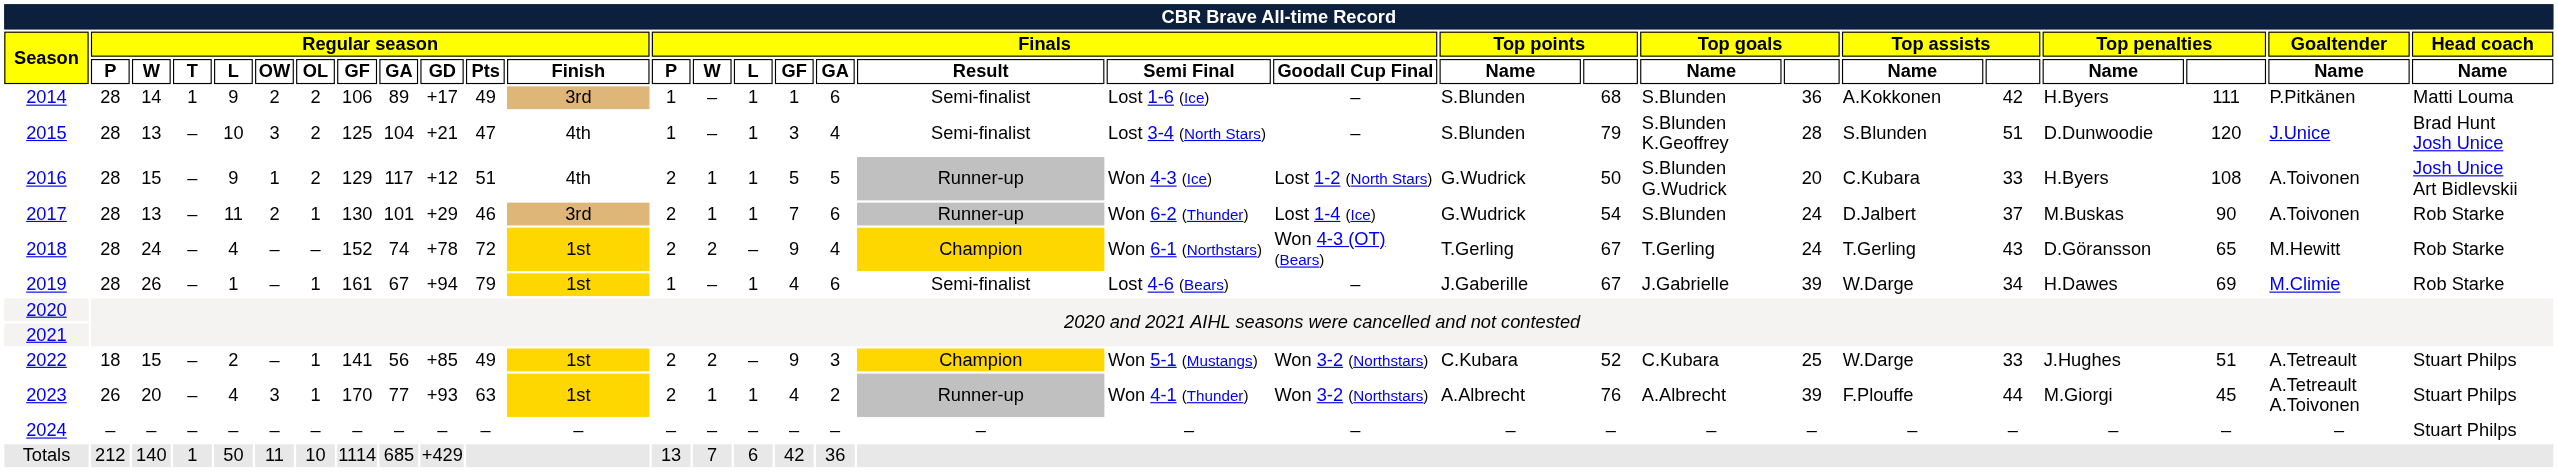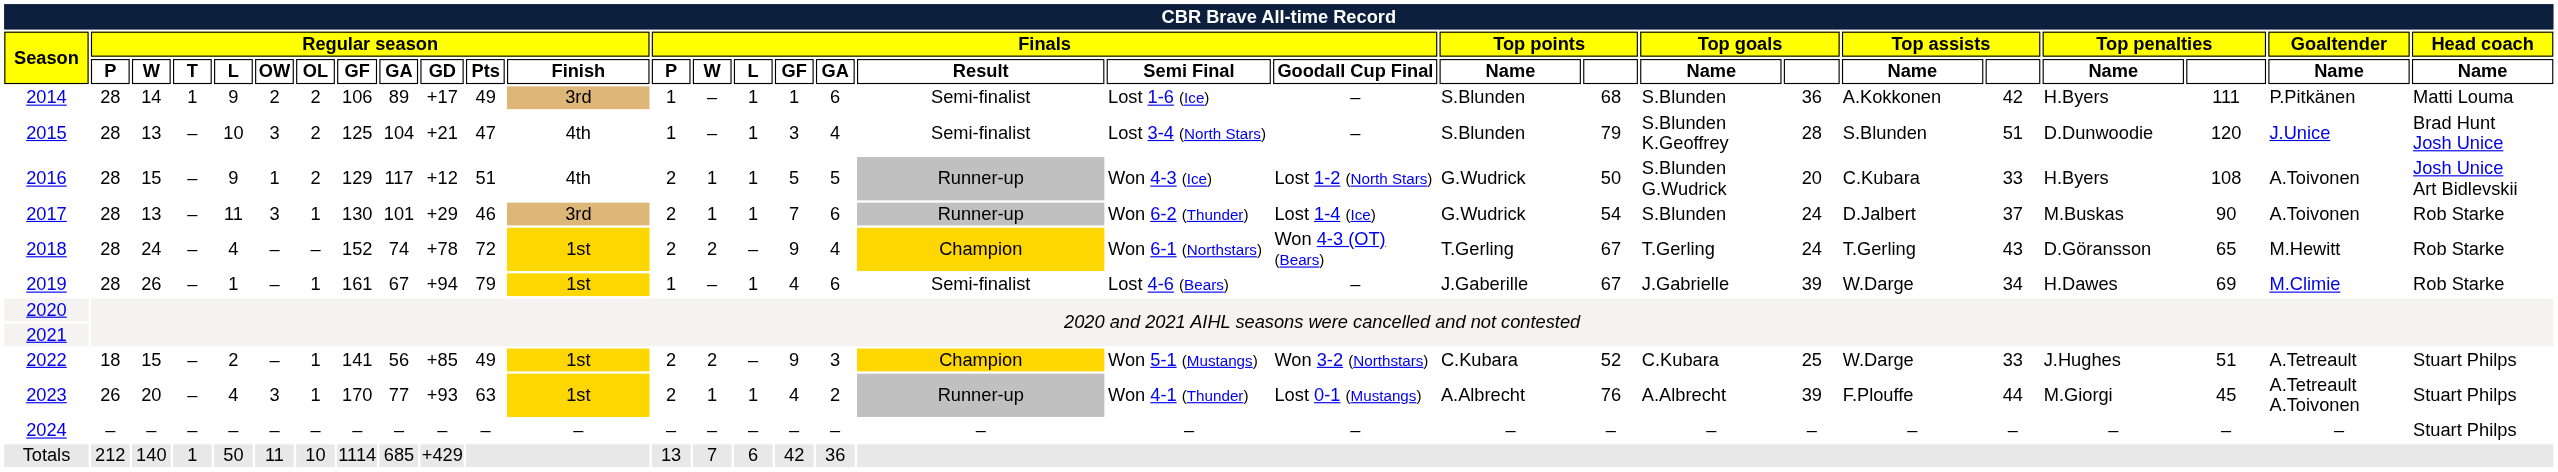(274, 213) 2 -> (274, 213) 3
(1351, 395) Won 3-2 (Northstars) -> (1348, 395) Lost 0-1 (Mustangs)
